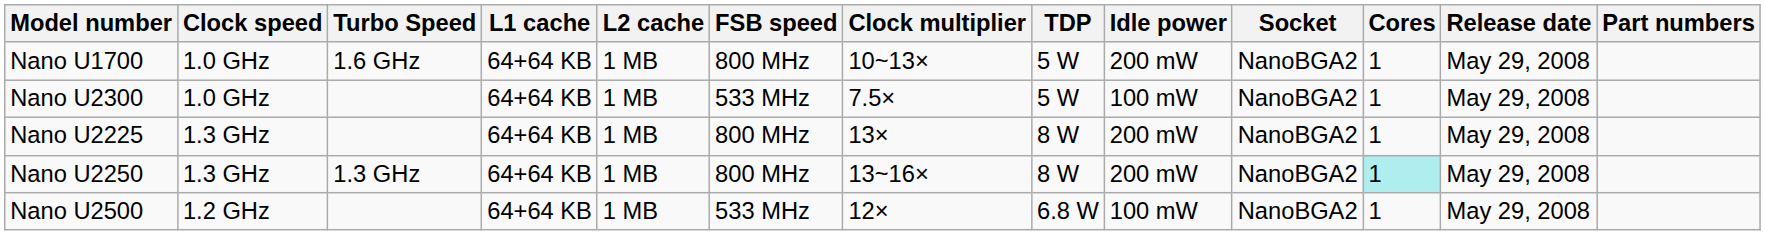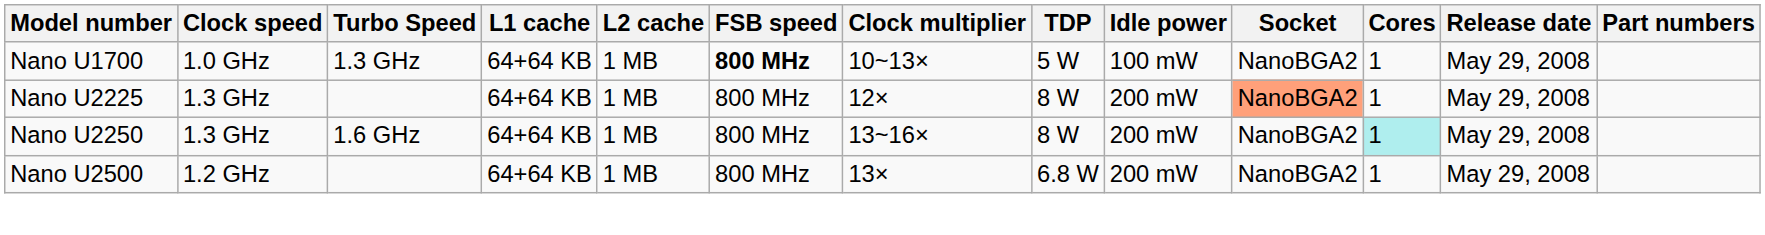(377, 60) 1.6 GHz -> (377, 60) 1.3 GHz
(762, 60) normal -> (762, 60) bold
(1154, 60) 200 mW -> (1154, 60) 100 mW
- row: (77, 98)
(868, 135) 13× -> (868, 98) 12×
(1298, 135) no background -> (1298, 98) lightsalmon background
(377, 173) 1.3 GHz -> (377, 135) 1.6 GHz
(762, 211) 533 MHz -> (762, 173) 800 MHz
(868, 211) 12× -> (868, 173) 13×
(1154, 211) 100 mW -> (1154, 173) 200 mW
